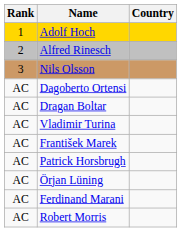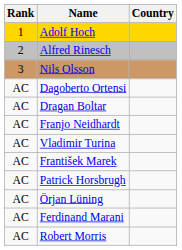+ row: (80, 124)
